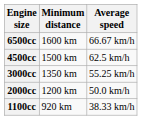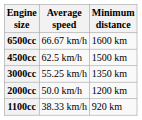columns swapped: (63, 18) <-> (112, 18)
